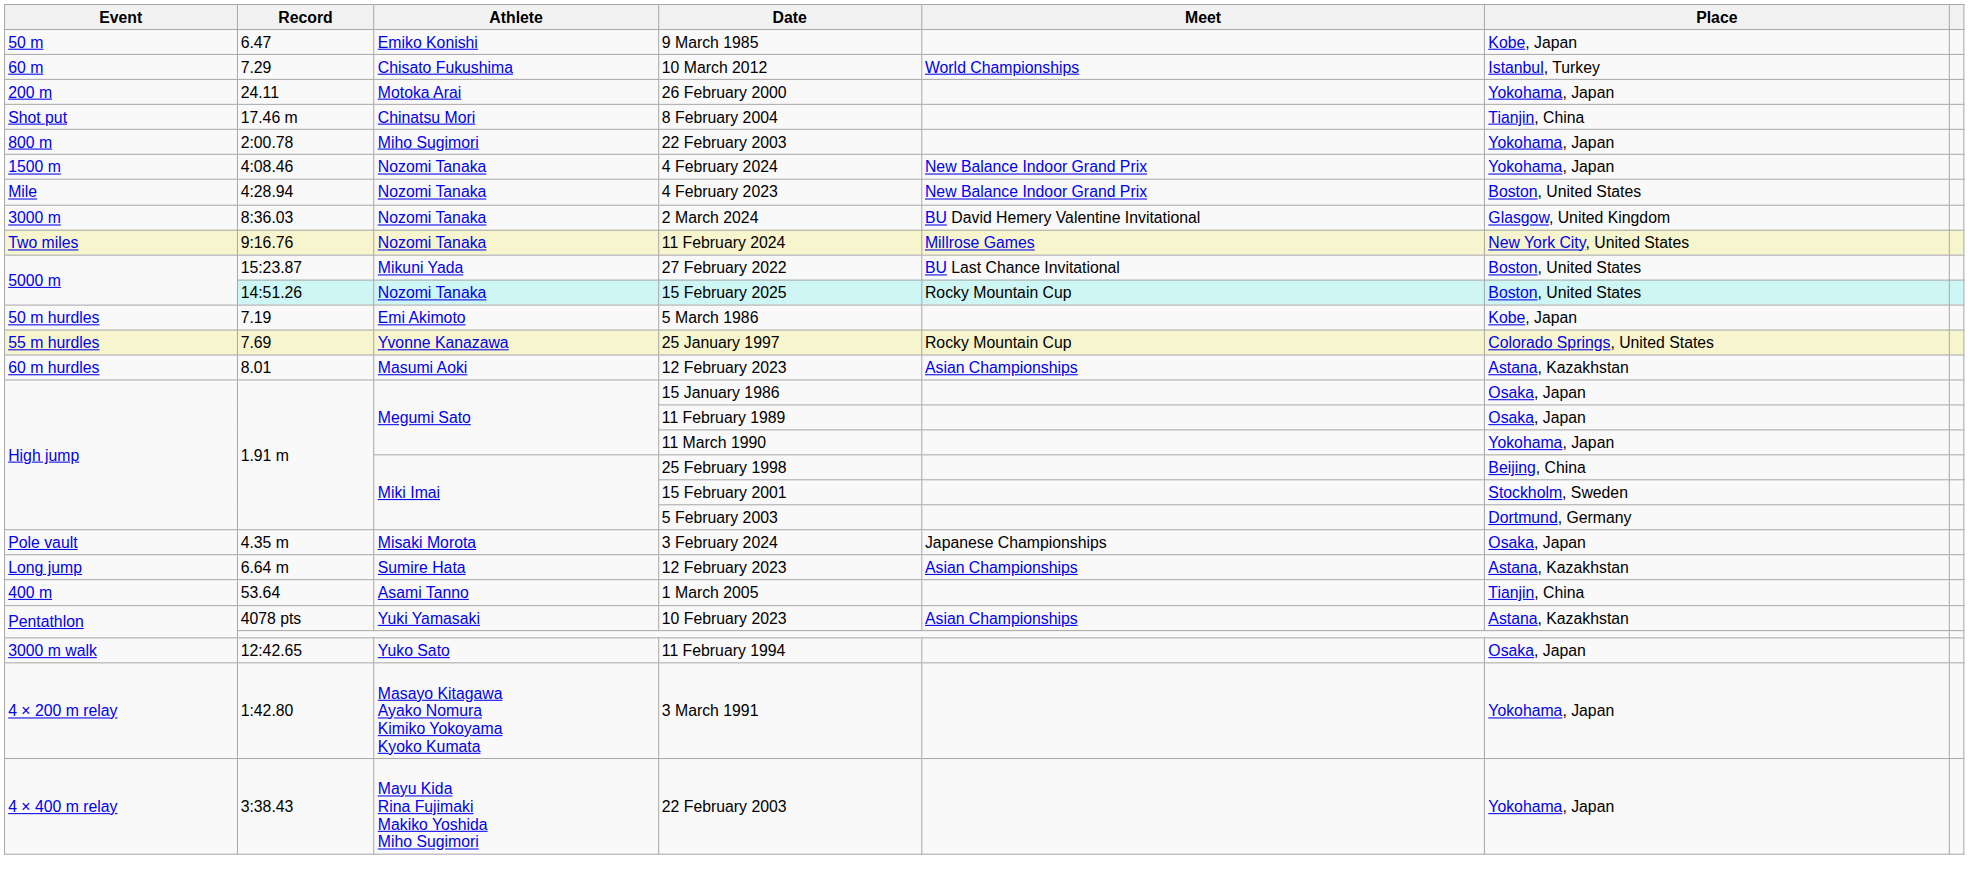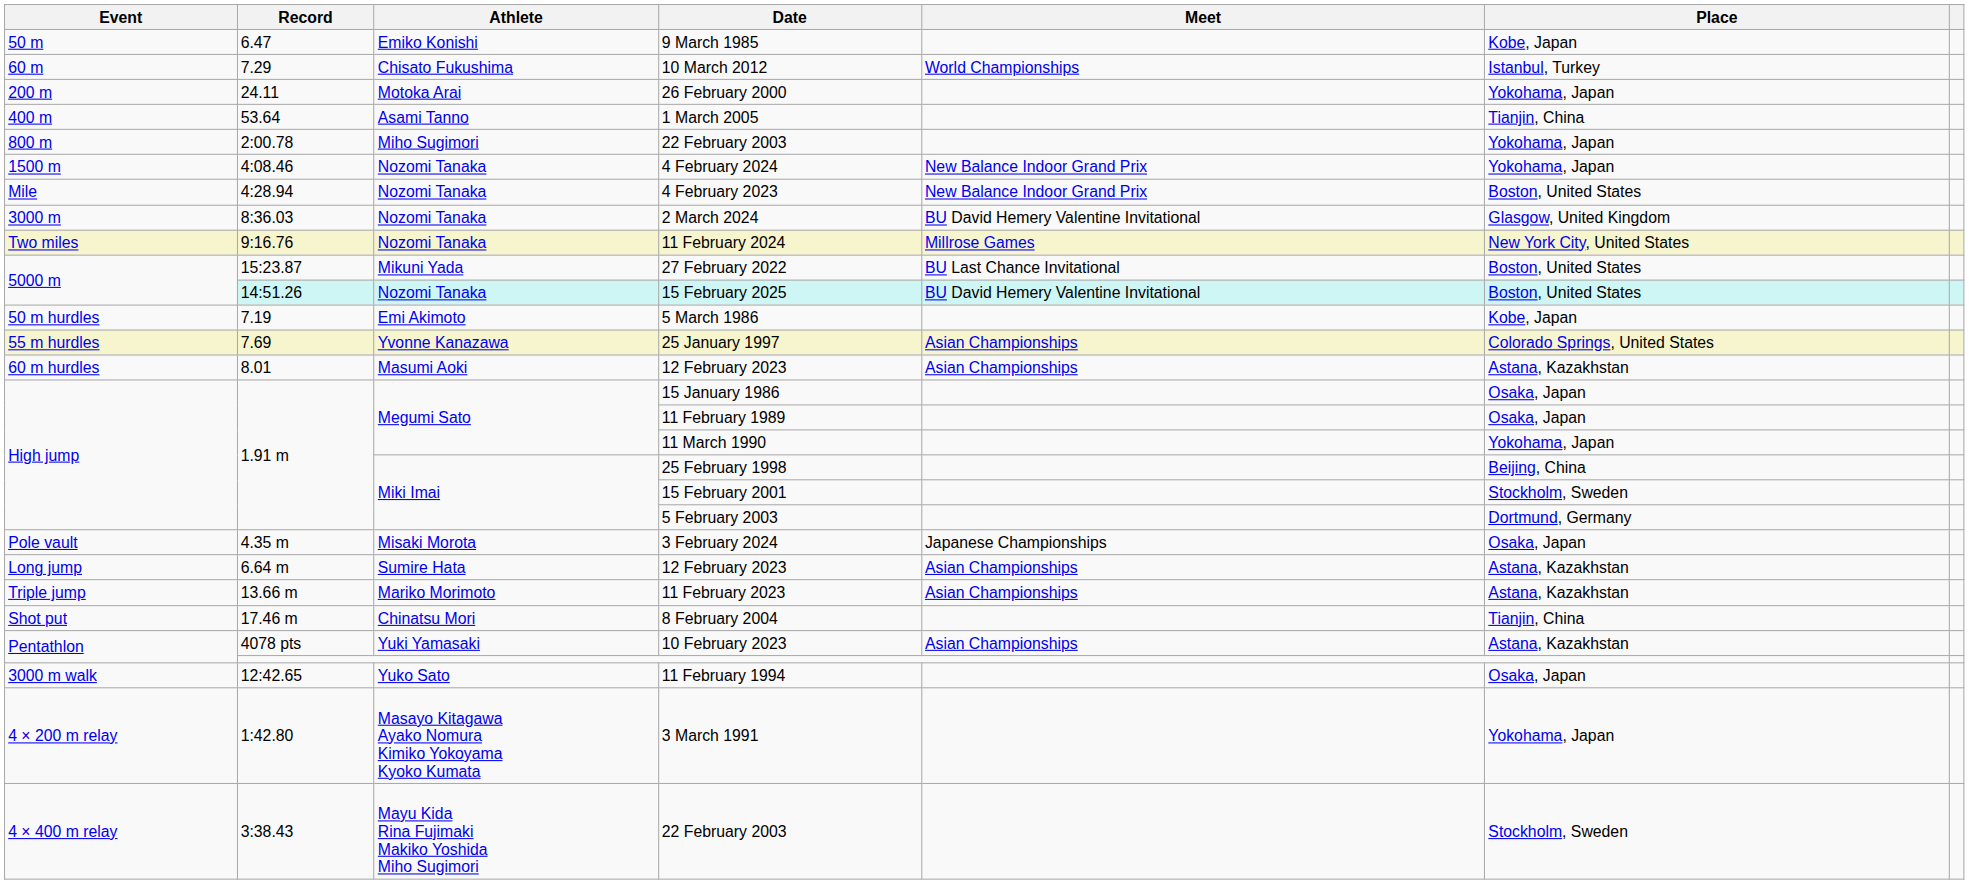rows swapped: (260, 593) <-> (269, 117)
(998, 292) Rocky Mountain Cup -> (1063, 292) BU David Hemery Valentine Invitational
(998, 343) Rocky Mountain Cup -> (1001, 343) Asian Championships
+ row: (269, 593)
(1551, 806) Yokohama, Japan -> (1558, 831) Stockholm, Sweden
